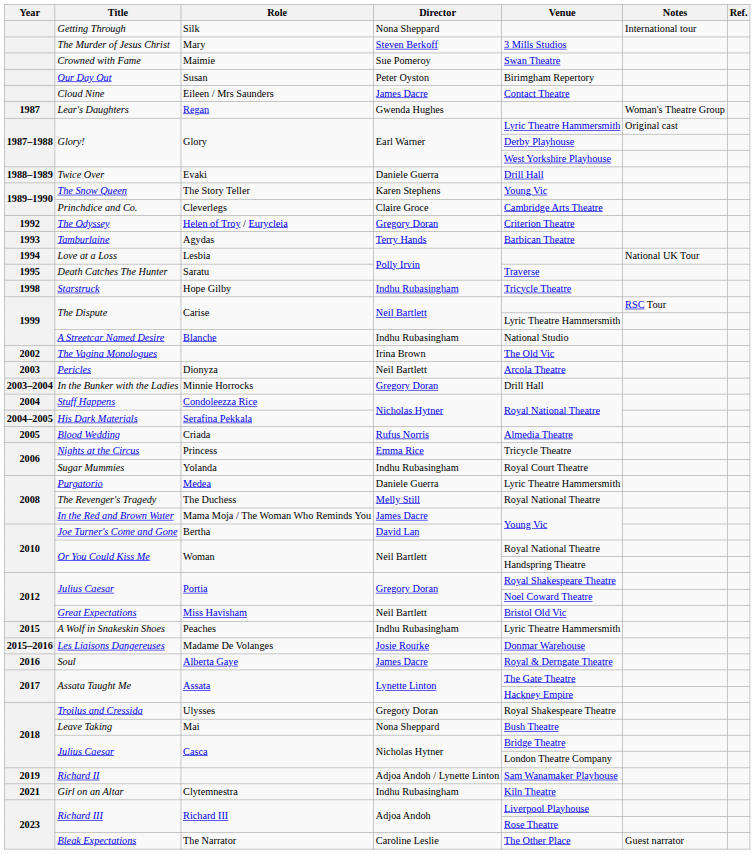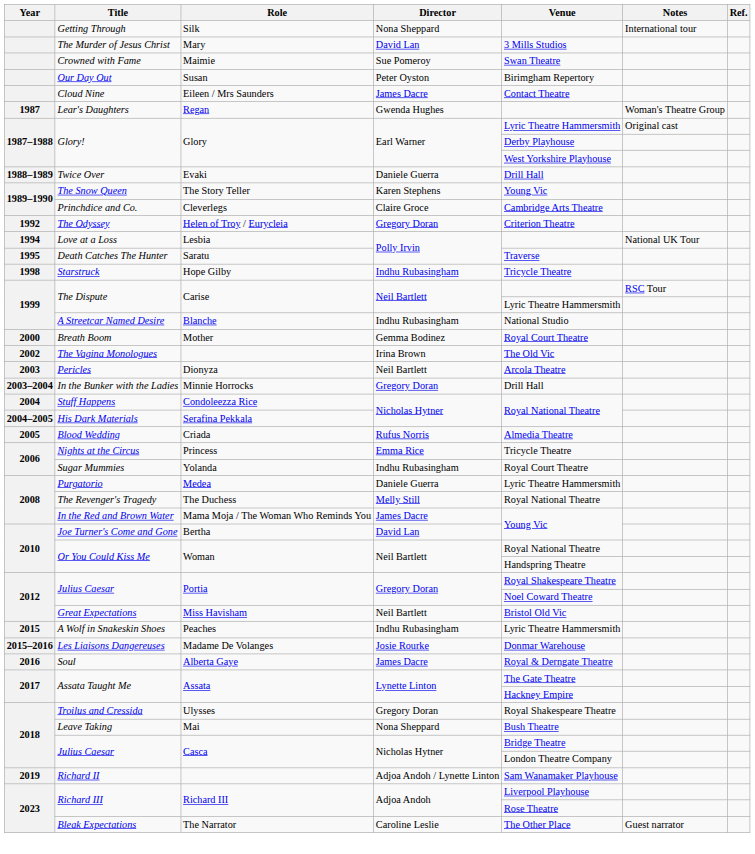(407, 45) Steven Berkoff -> (398, 45) David Lan
- row: (83, 239)
+ row: (84, 337)
- row: (91, 792)
